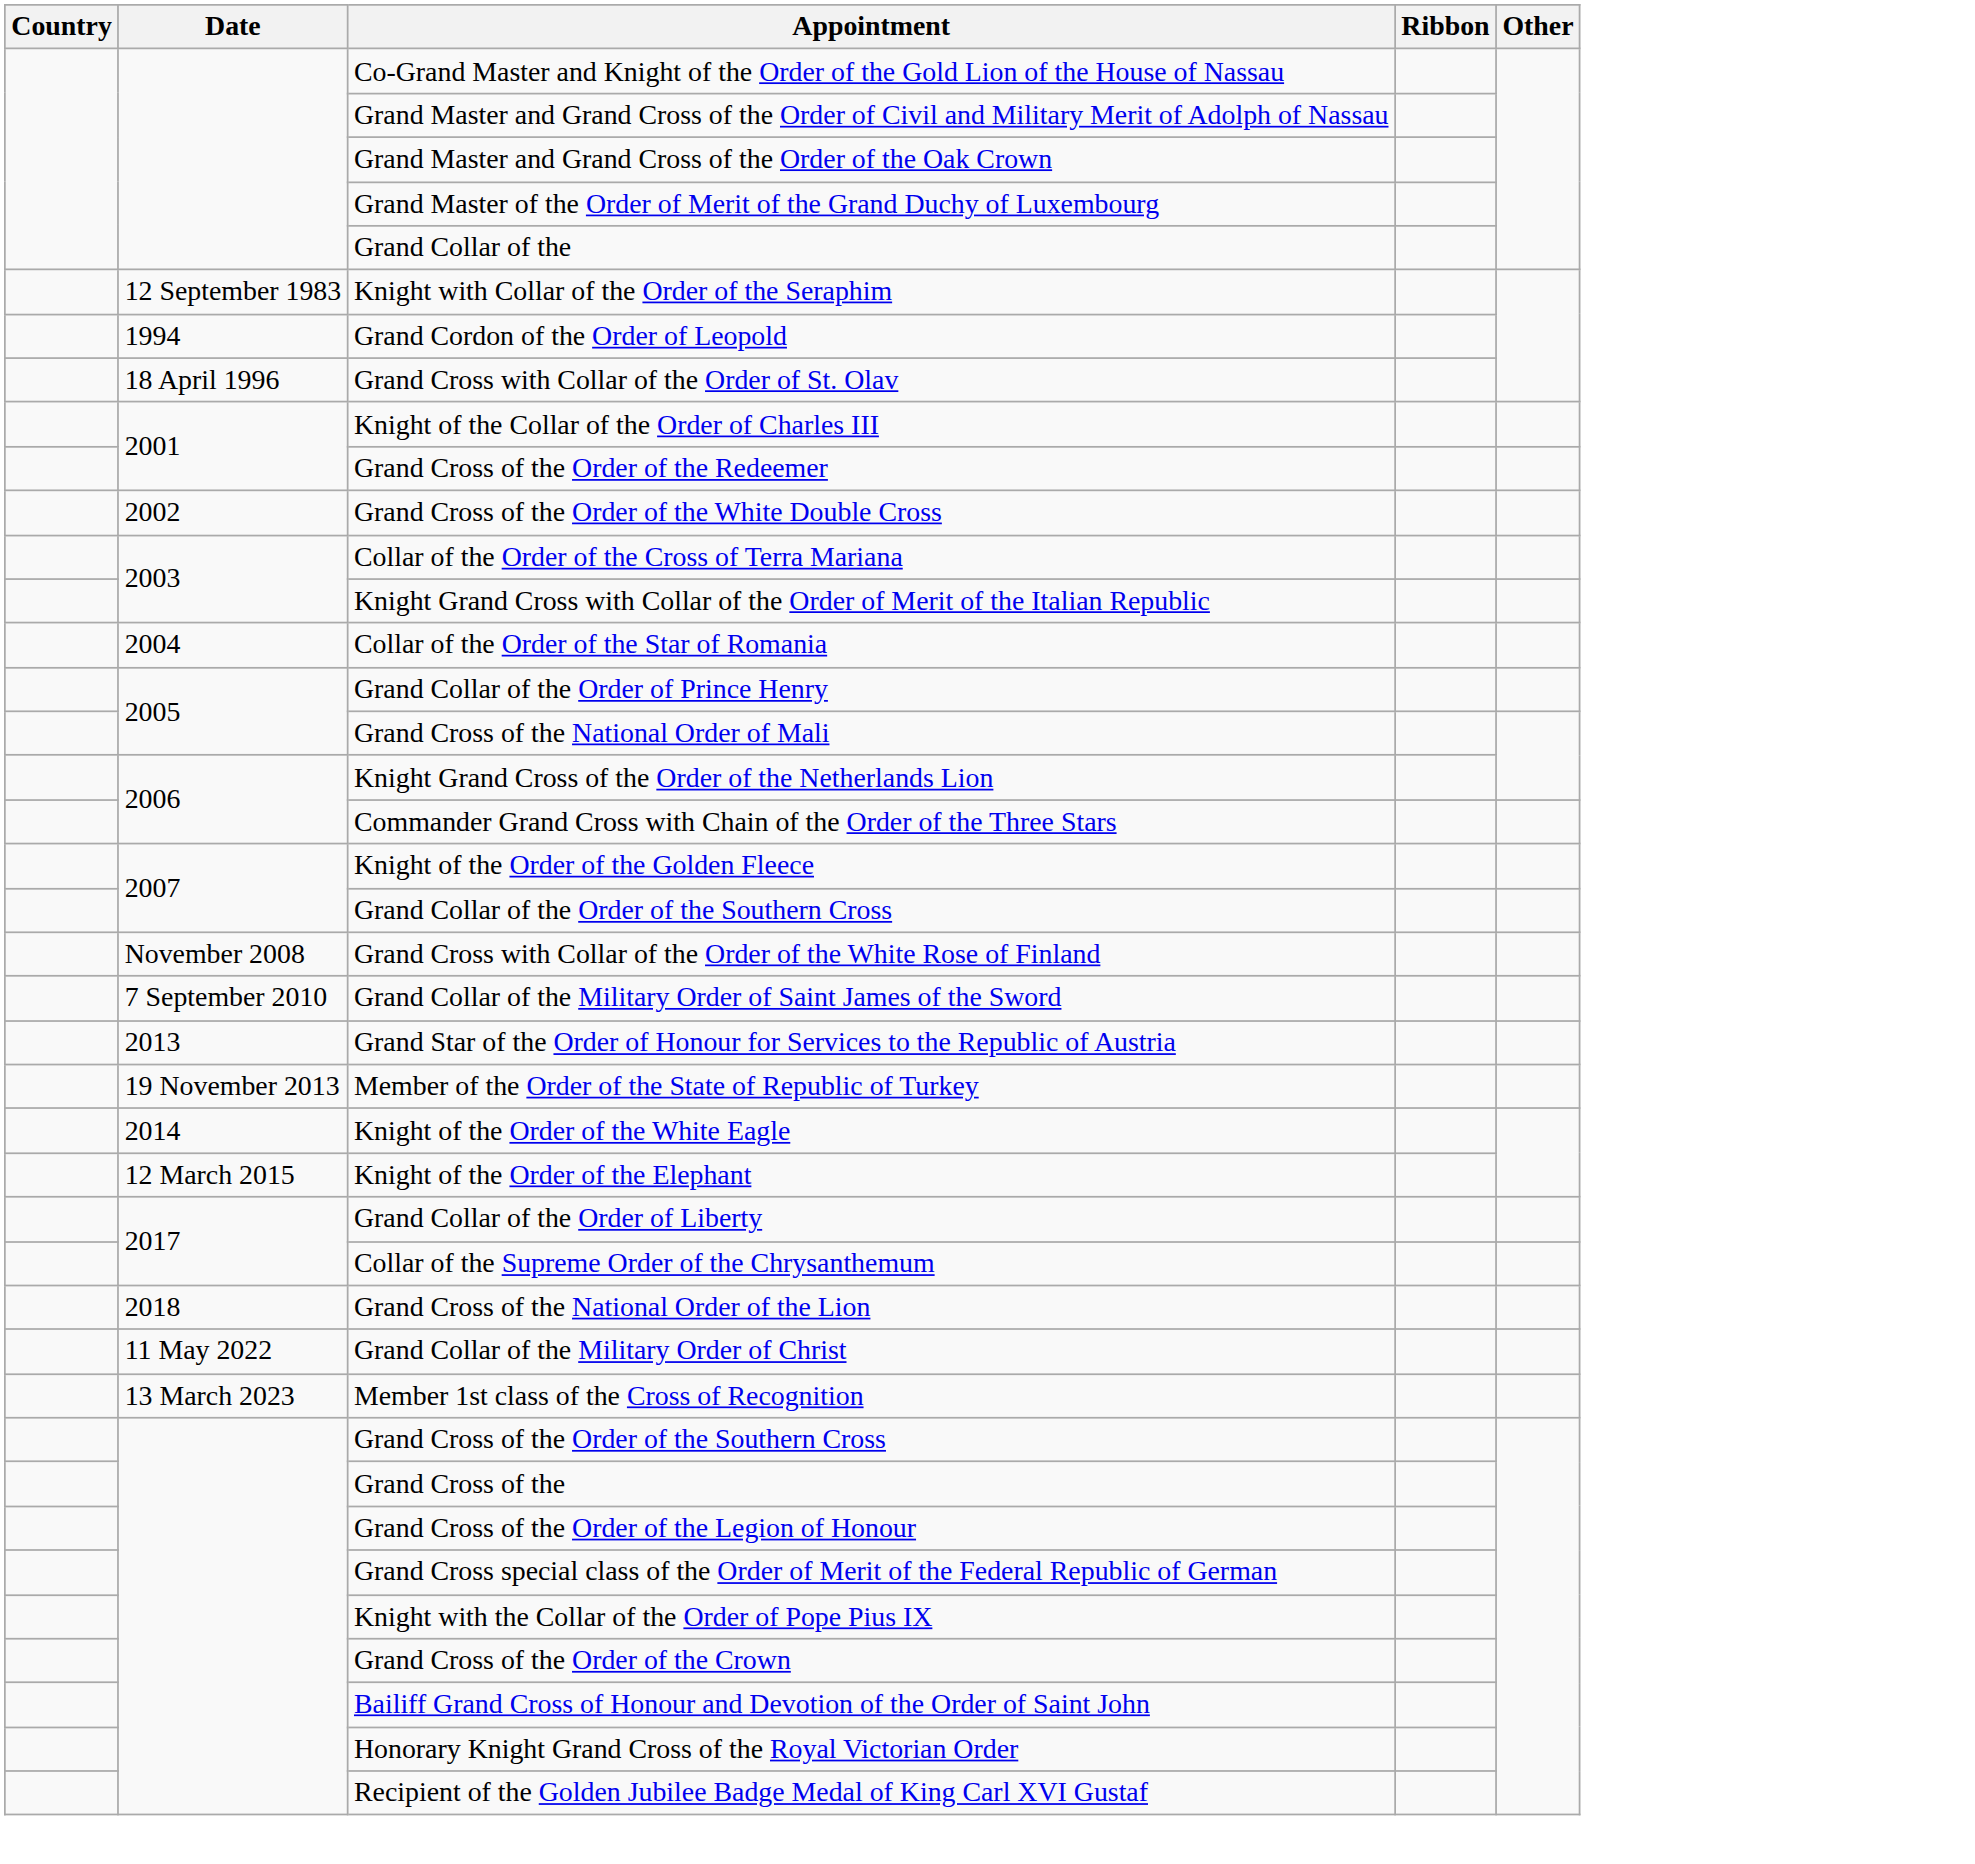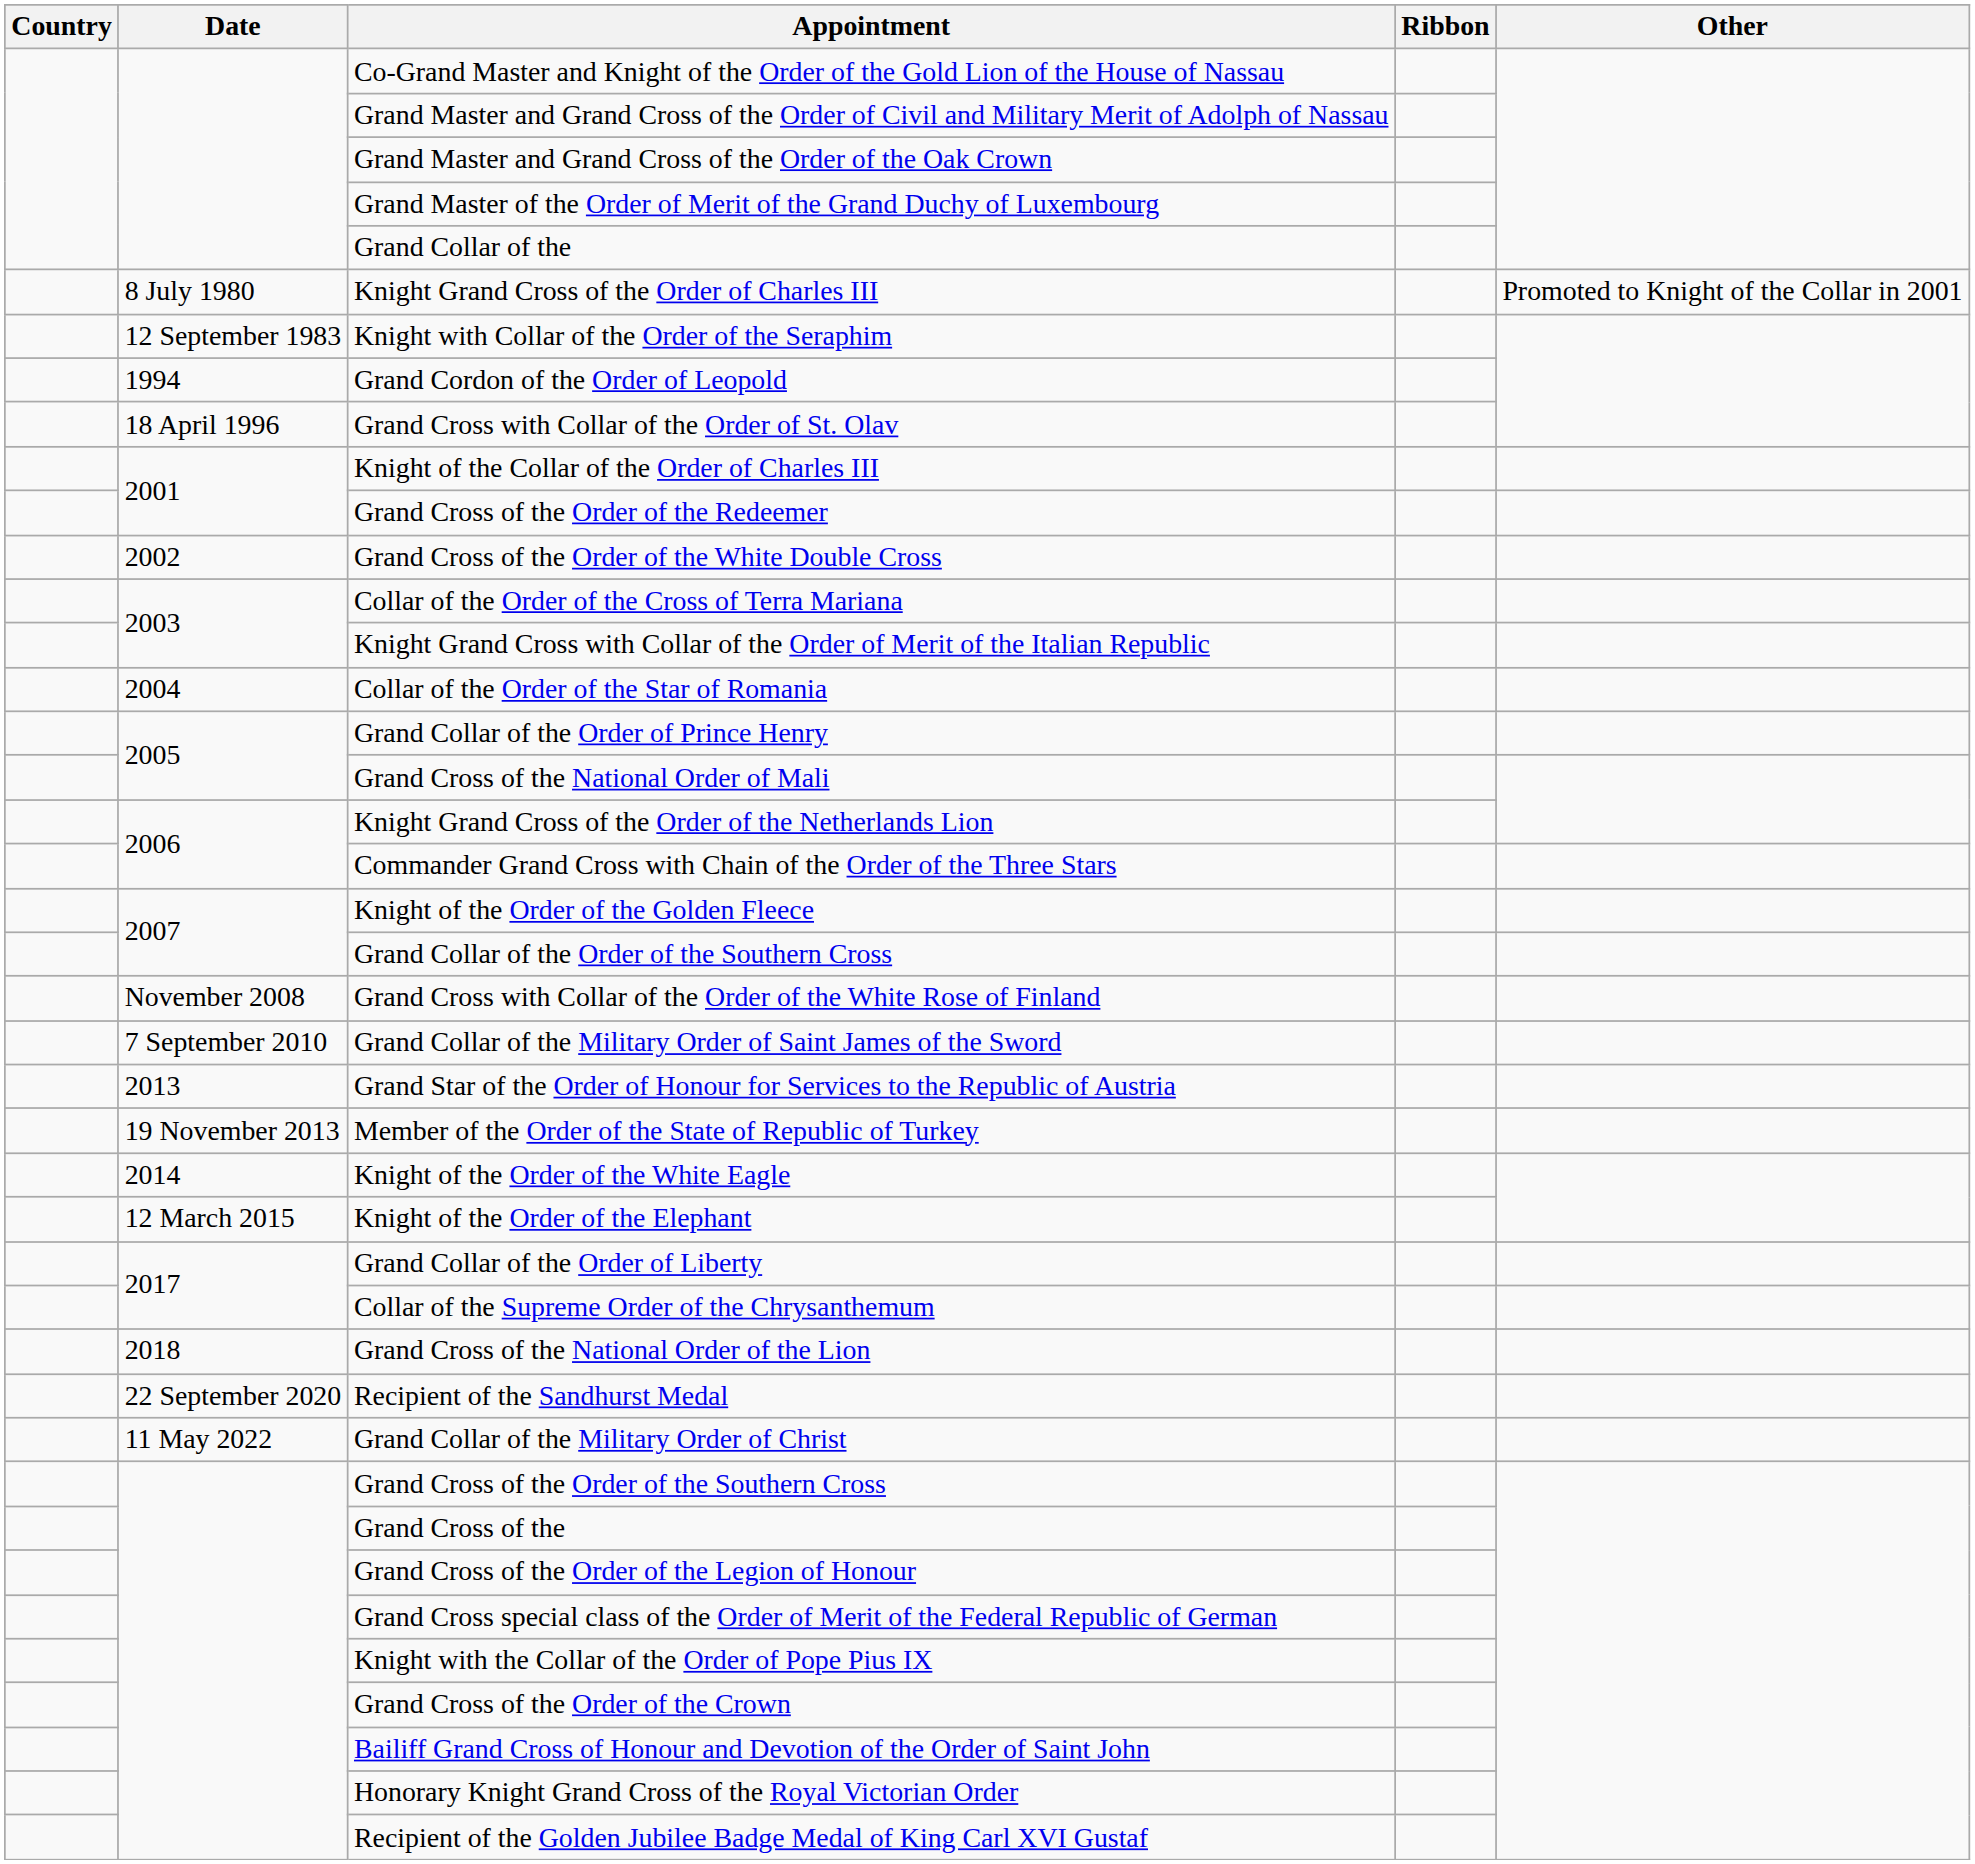+ row: (616, 291)
+ row: (541, 1395)
- row: (609, 1395)
